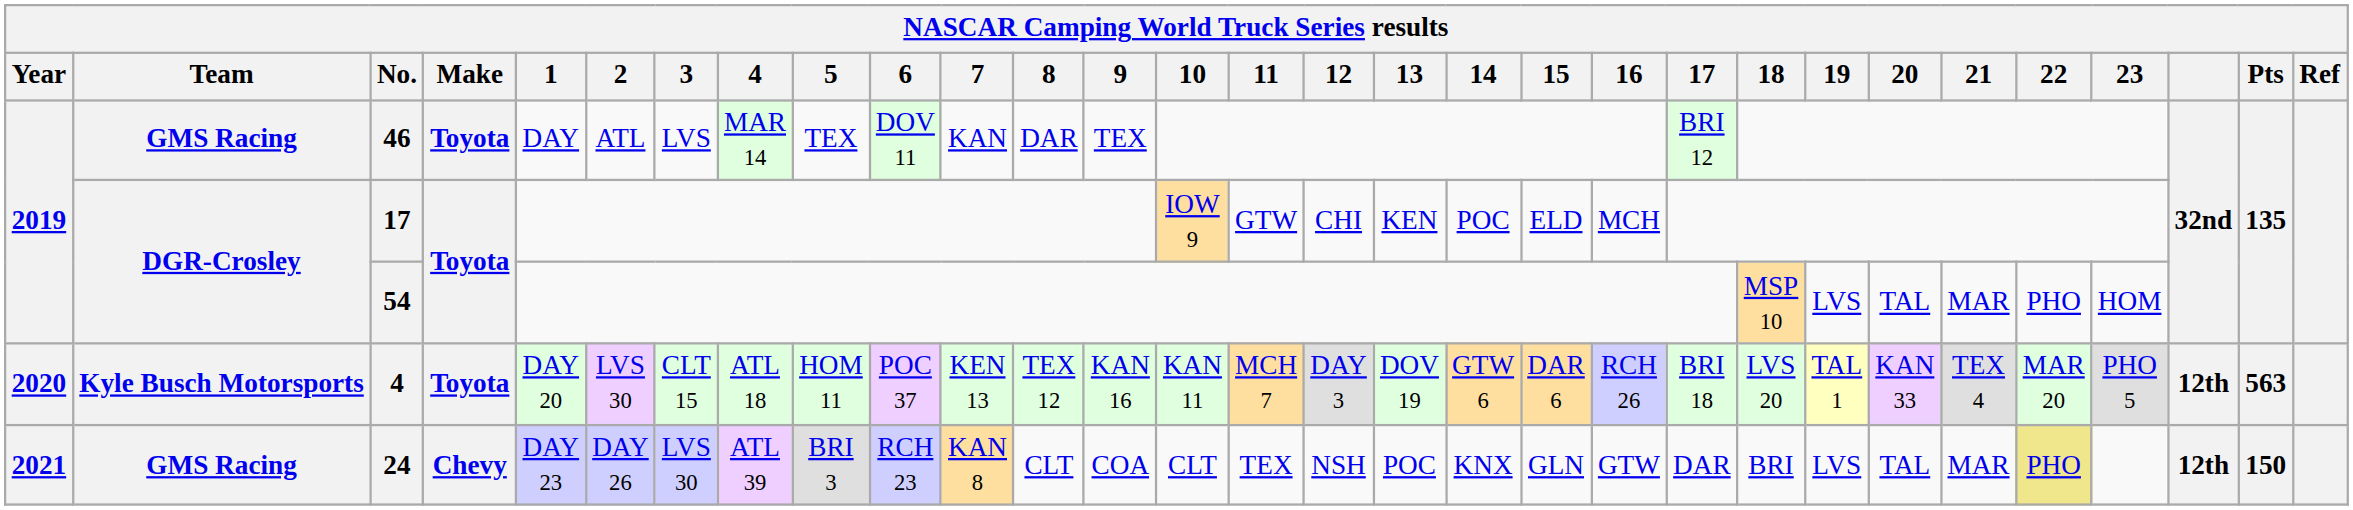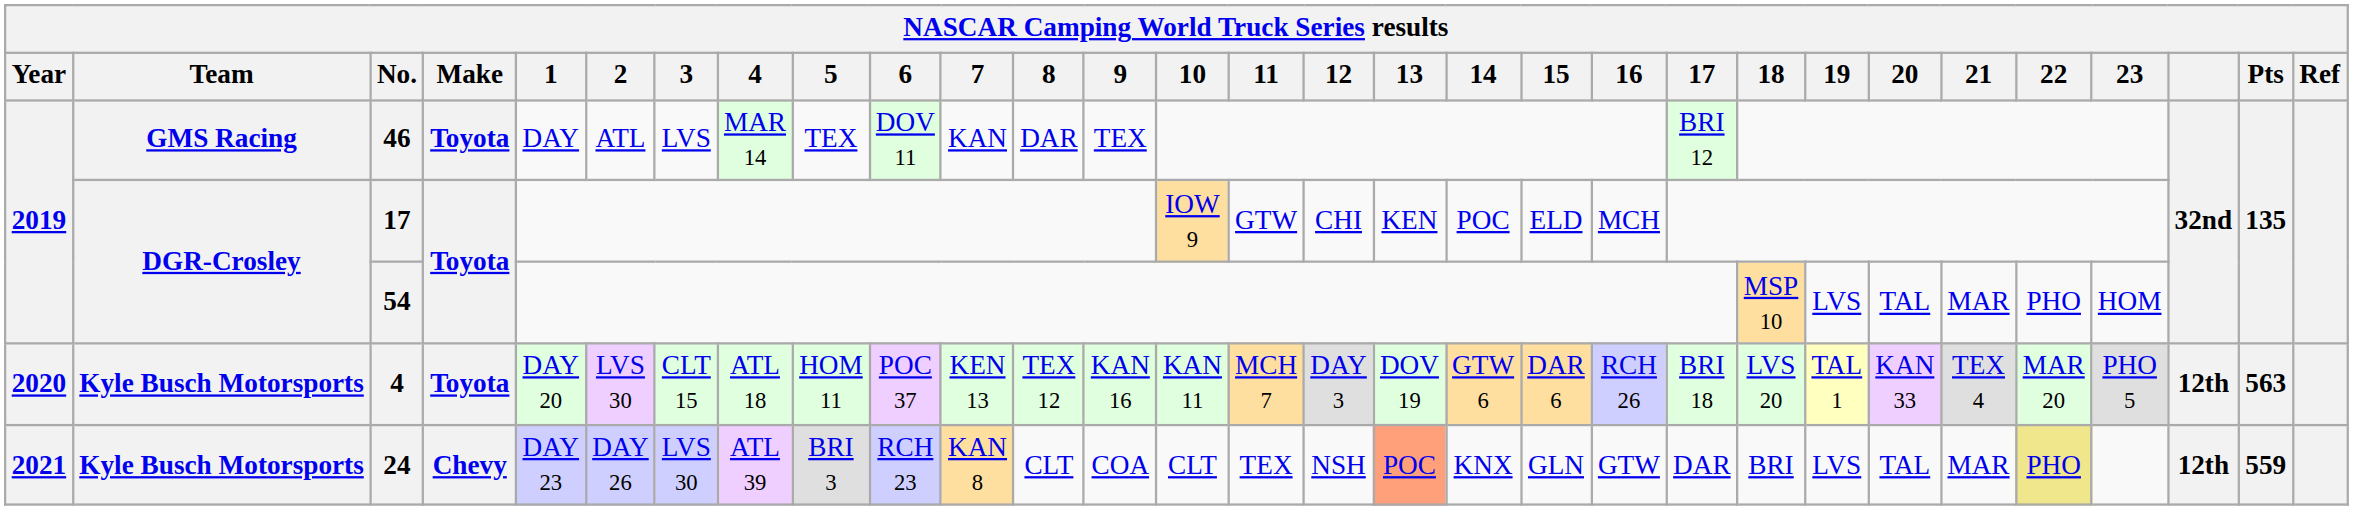(222, 464) GMS Racing -> (222, 464) Kyle Busch Motorsports
(1409, 464) no background -> (1409, 464) lightsalmon background
(2266, 464) 150 -> (2266, 464) 559
